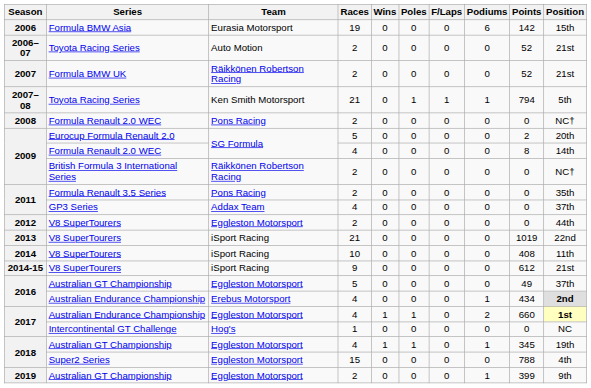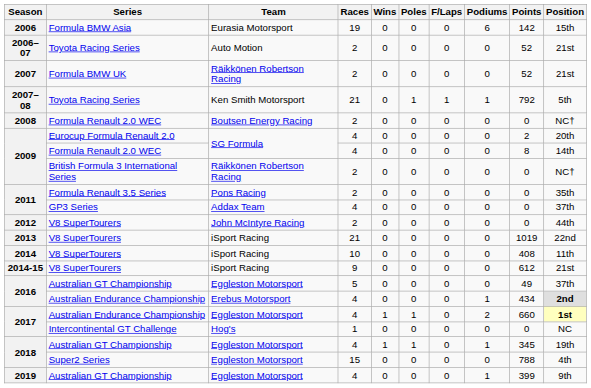(527, 100) 794 -> (527, 100) 792
(238, 121) Pons Racing -> (262, 121) Boutsen Energy Racing
(355, 136) 5 -> (355, 136) 4
(257, 223) Eggleston Motorsport -> (258, 223) John McIntyre Racing
(355, 375) 2 -> (355, 375) 4
